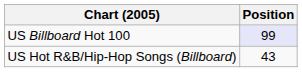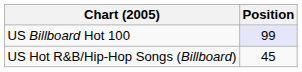(268, 56) 43 -> (268, 56) 45
